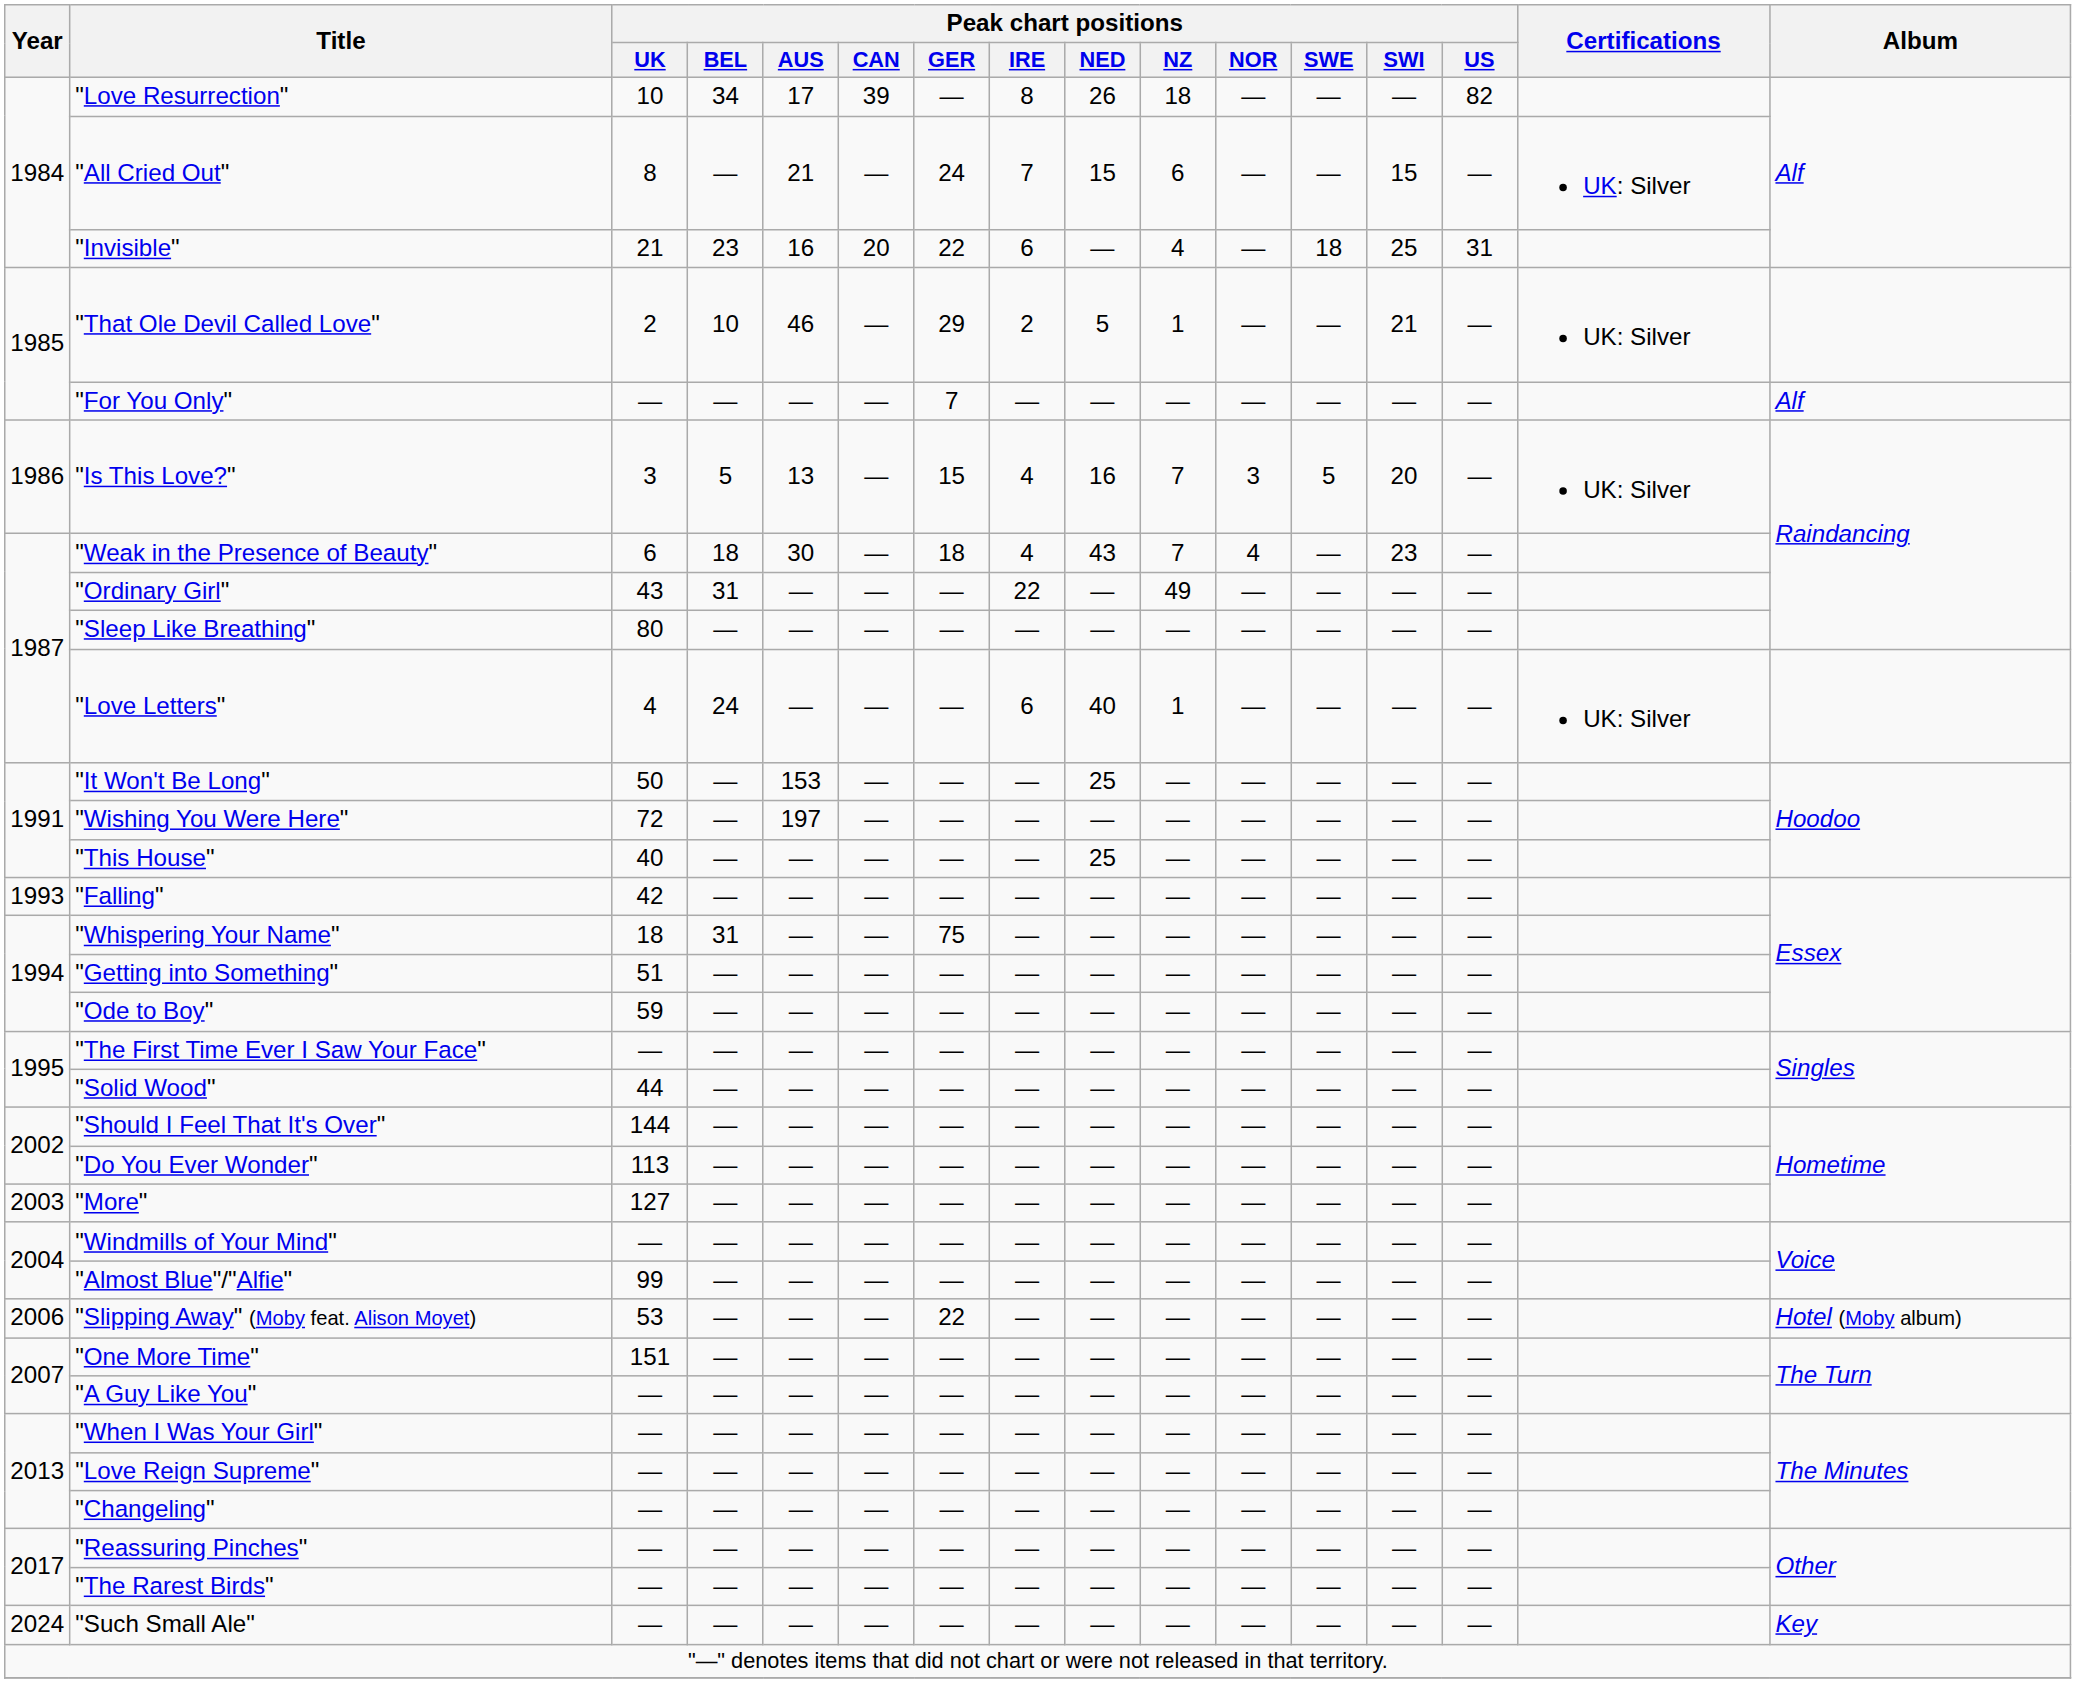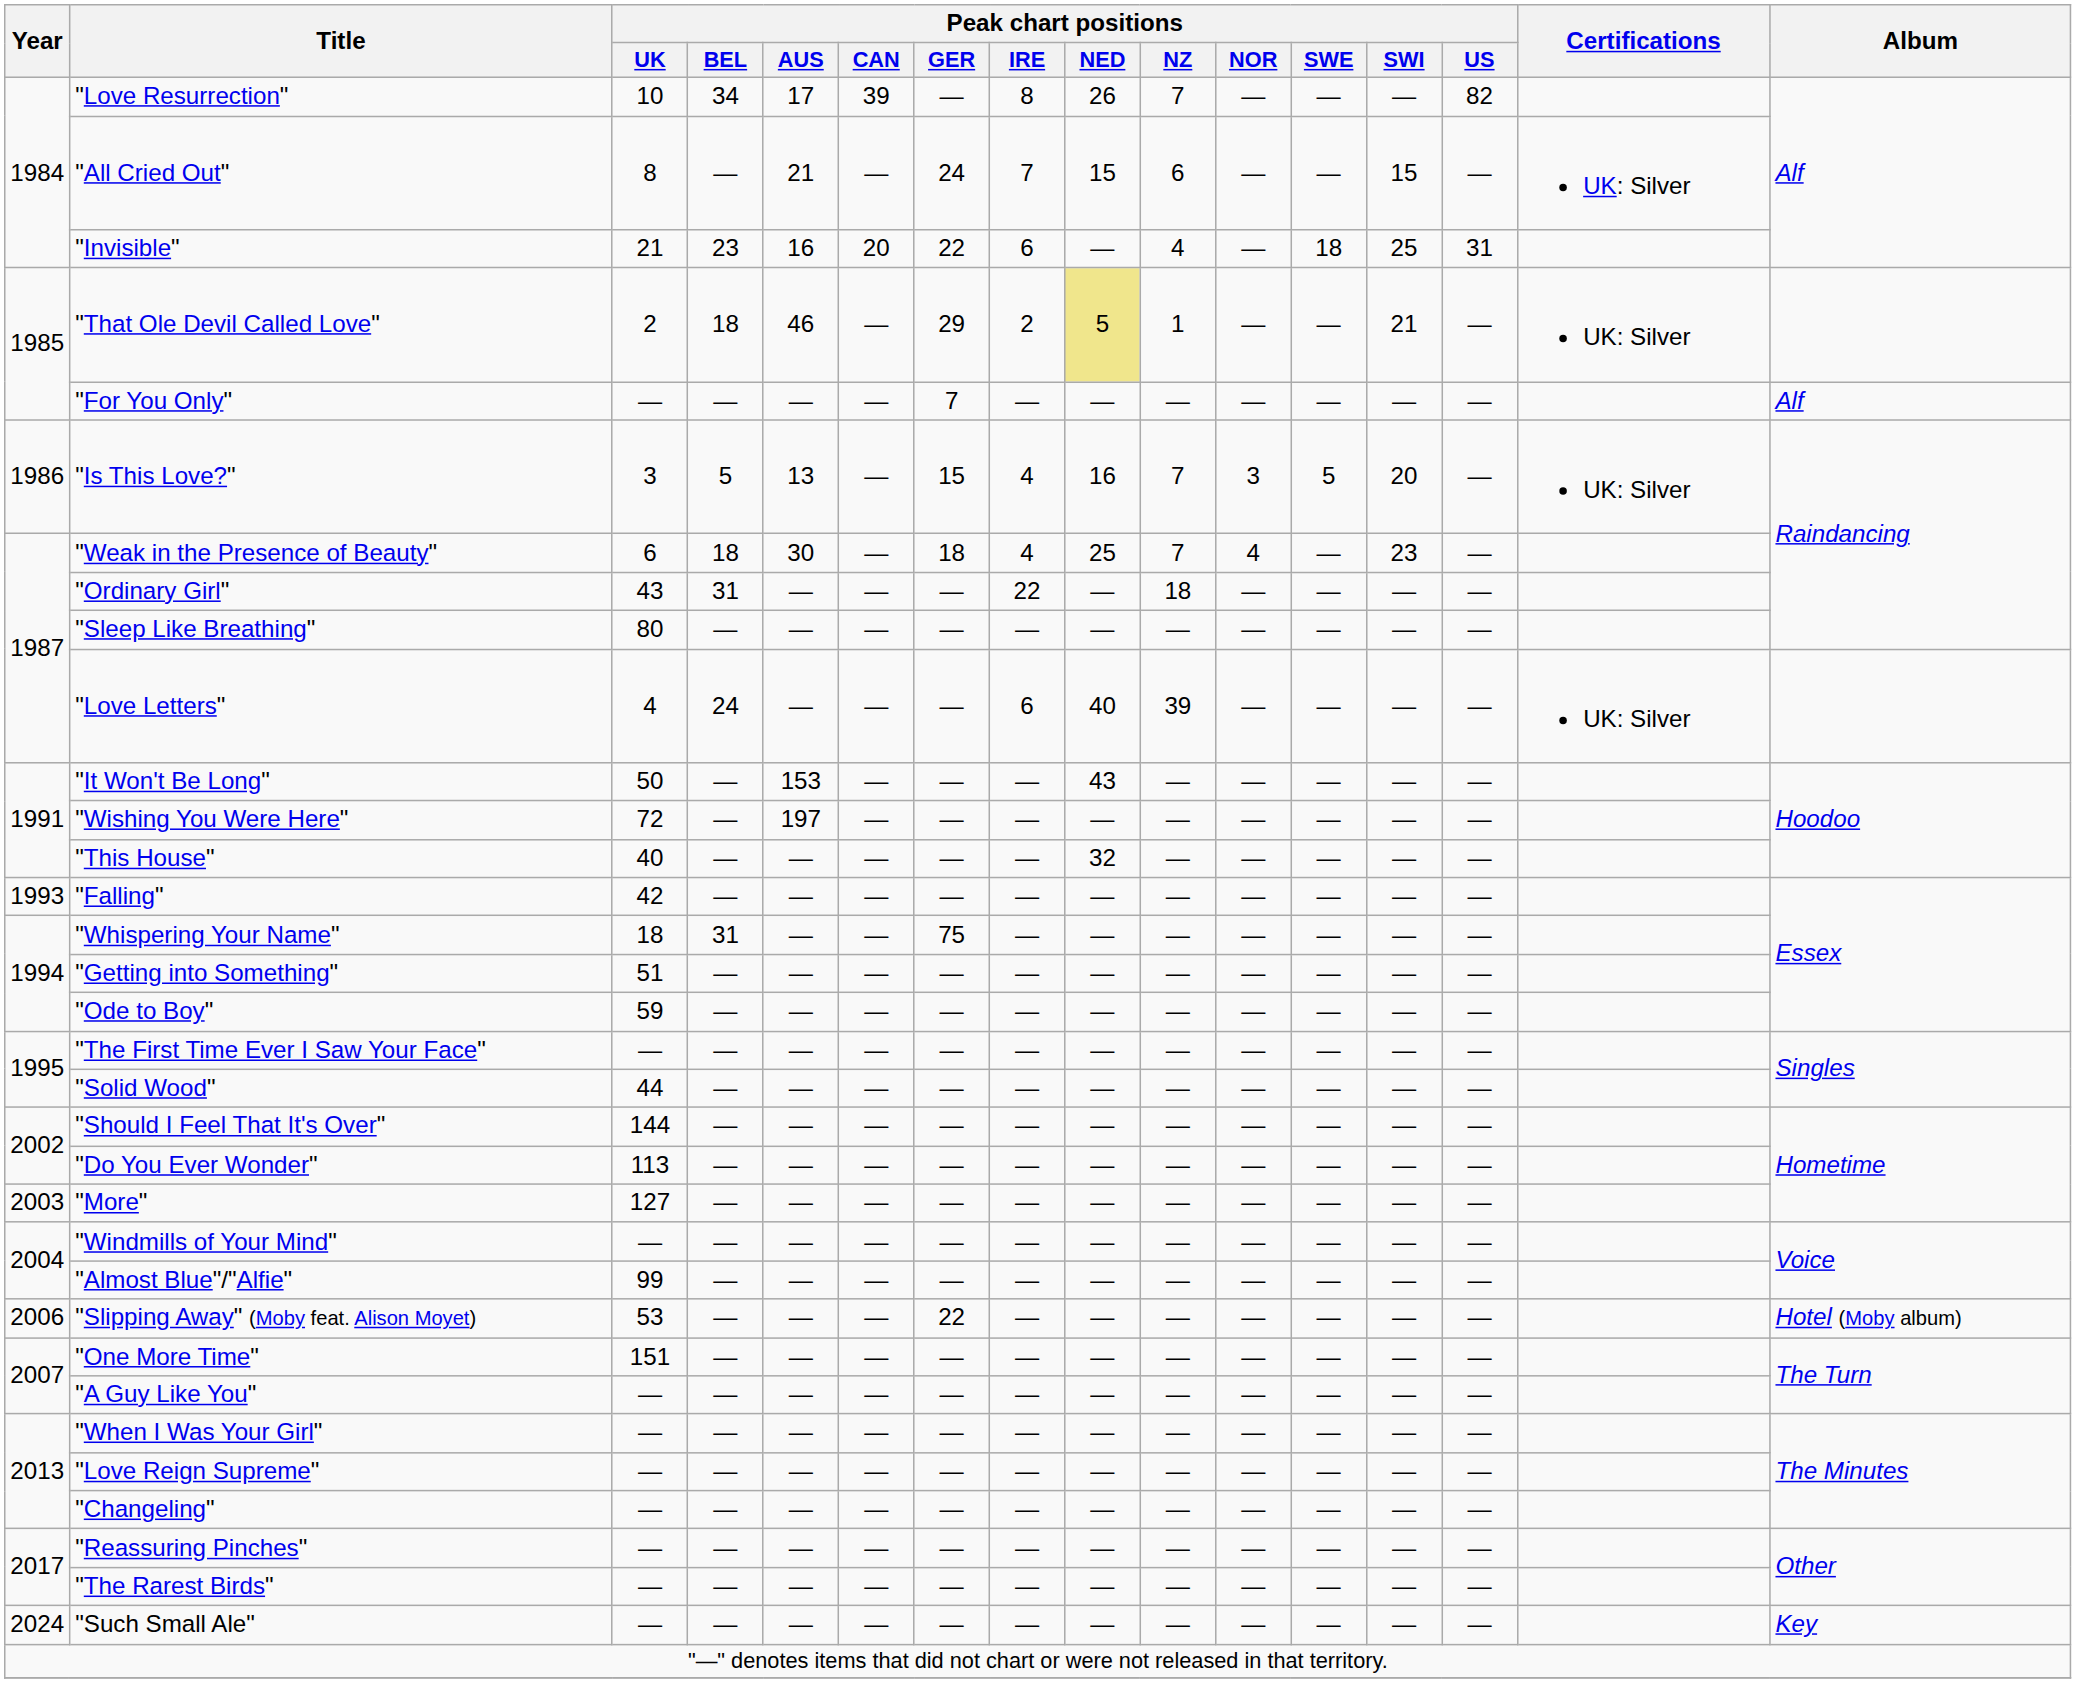(1178, 96) 18 -> (1178, 96) 7
(725, 324) 10 -> (725, 324) 18
(1102, 324) no background -> (1102, 324) khaki background
(1102, 552) 43 -> (1102, 552) 25
(1178, 591) 49 -> (1178, 591) 18
(1178, 705) 1 -> (1178, 705) 39
(1102, 781) 25 -> (1102, 781) 43
(1102, 858) 25 -> (1102, 858) 32
